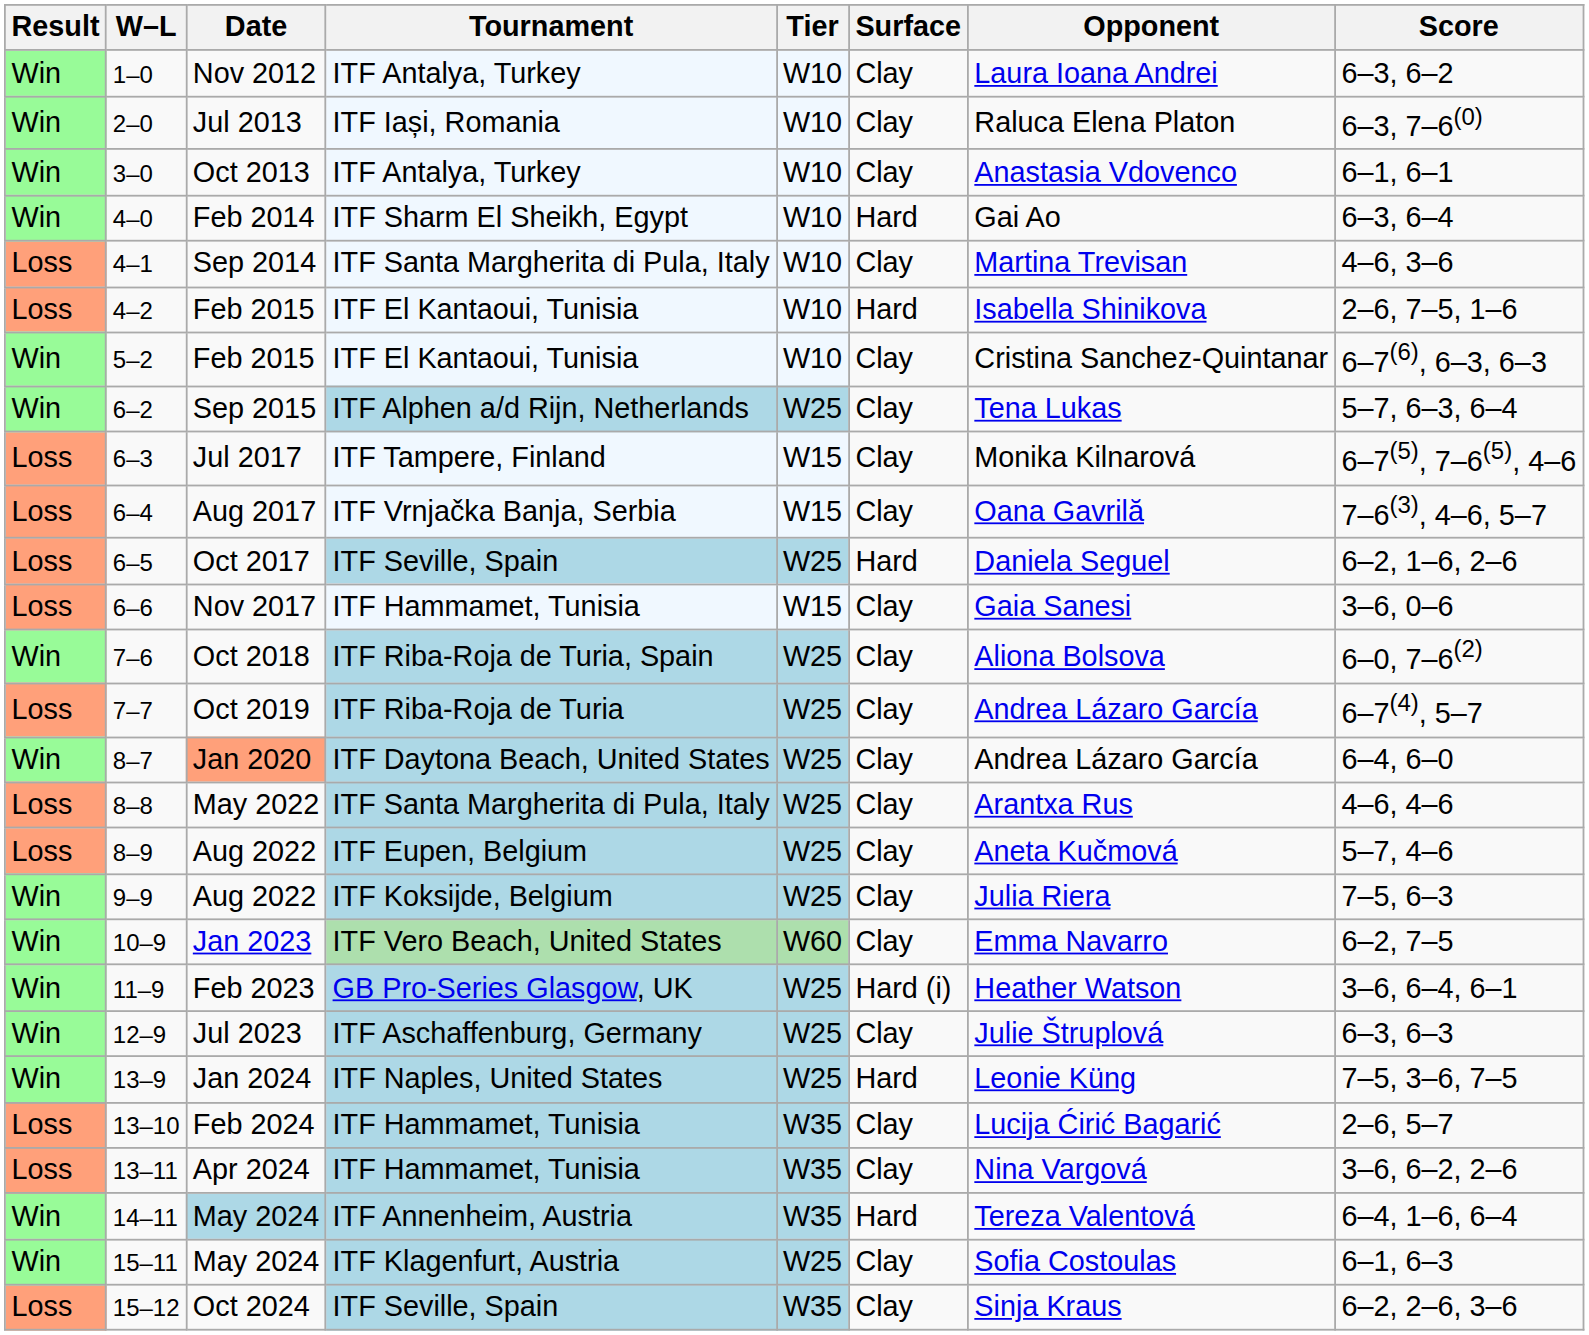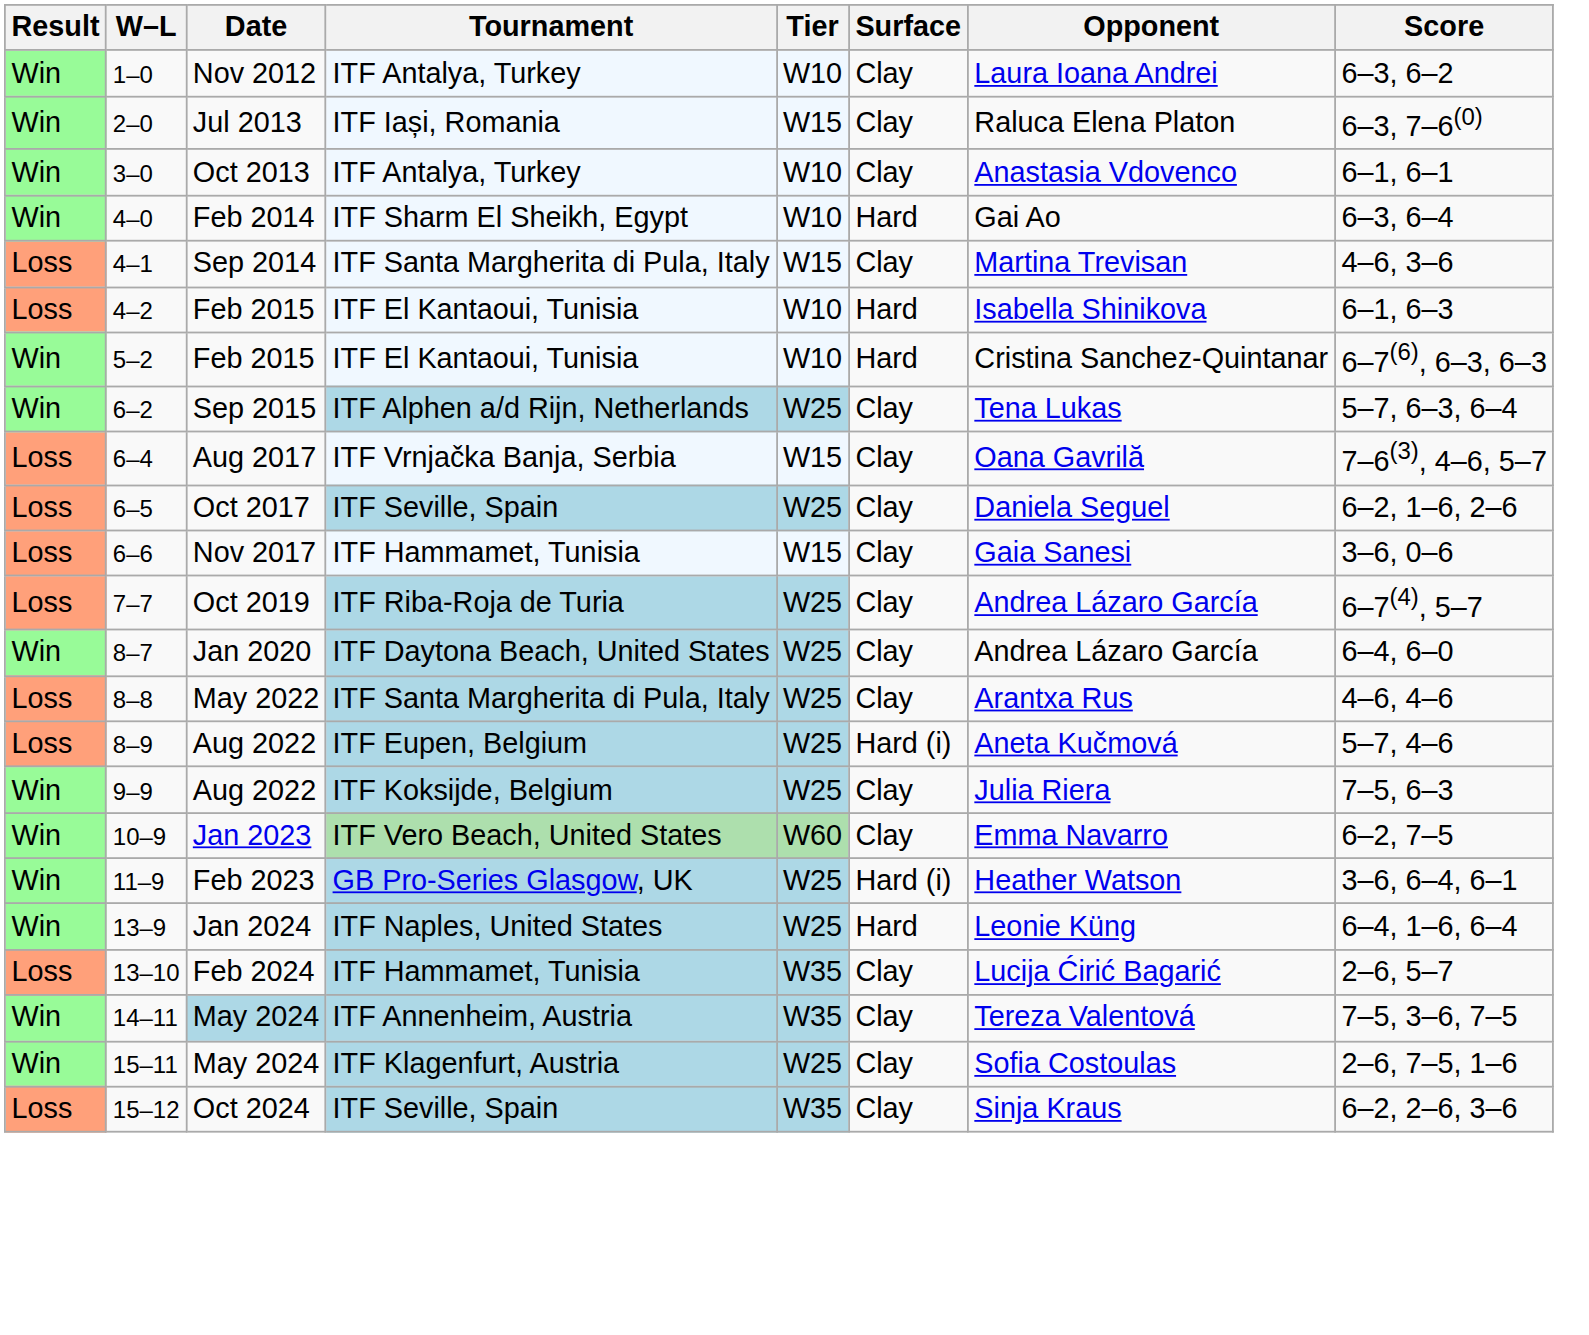(813, 122) W10 -> (813, 122) W15
(813, 263) W10 -> (813, 263) W15
(1429, 309) 2–6, 7–5, 1–6 -> (1397, 309) 6–1, 6–3
(884, 358) Clay -> (887, 358) Hard
- row: (133, 459)
(887, 560) Hard -> (884, 507) Clay
- row: (133, 657)
(252, 759) lightsalmon background -> (252, 652) no background
(884, 850) Clay -> (903, 743) Hard (i)
- row: (140, 1035)
(1429, 1078) 7–5, 3–6, 7–5 -> (1429, 926) 6–4, 1–6, 6–4
- row: (145, 1172)
(887, 1215) Hard -> (884, 1017) Clay
(1429, 1215) 6–4, 1–6, 6–4 -> (1429, 1017) 7–5, 3–6, 7–5
(1397, 1261) 6–1, 6–3 -> (1429, 1063) 2–6, 7–5, 1–6
